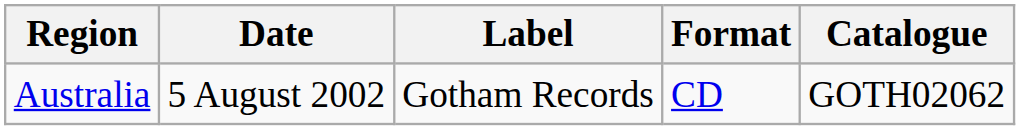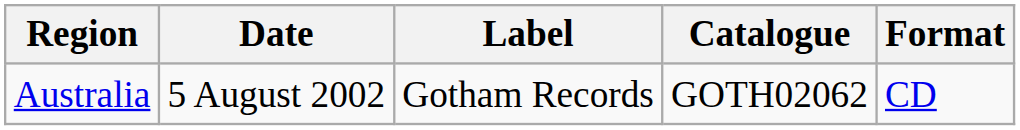columns swapped: (731, 34) <-> (907, 34)
